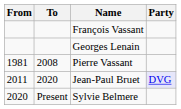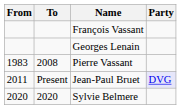(17, 63) 1981 -> (17, 63) 1983
(47, 79) 2020 -> (52, 79) Present
(52, 96) Present -> (47, 96) 2020
